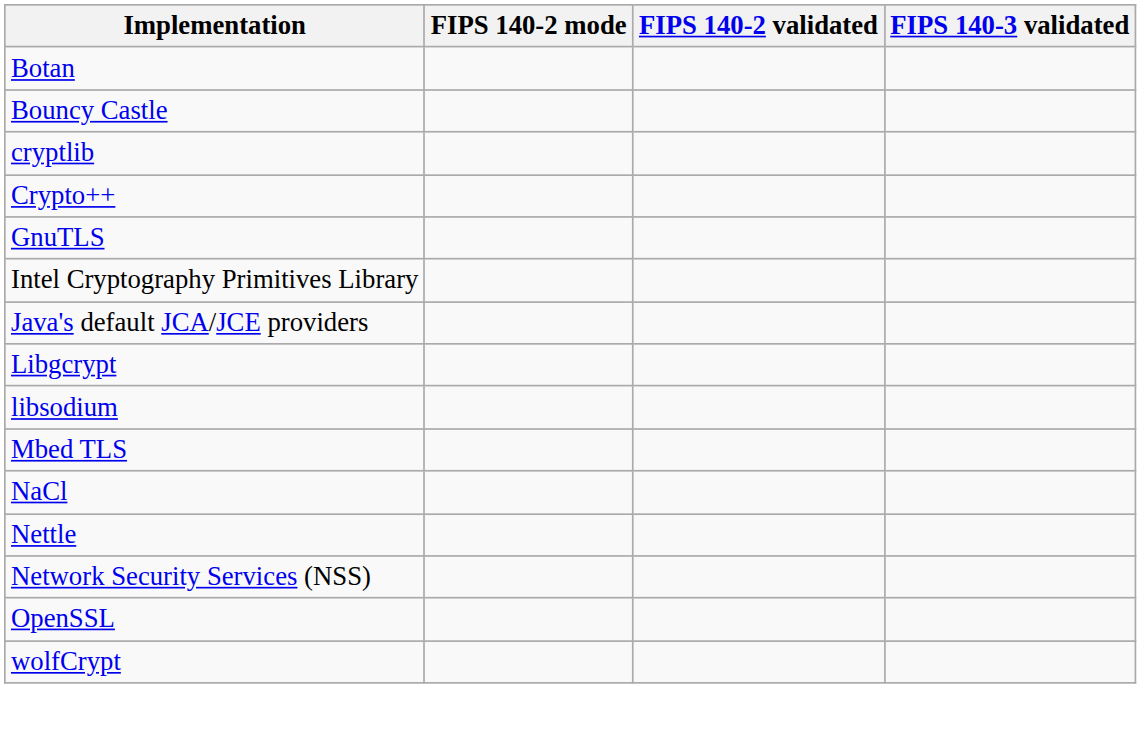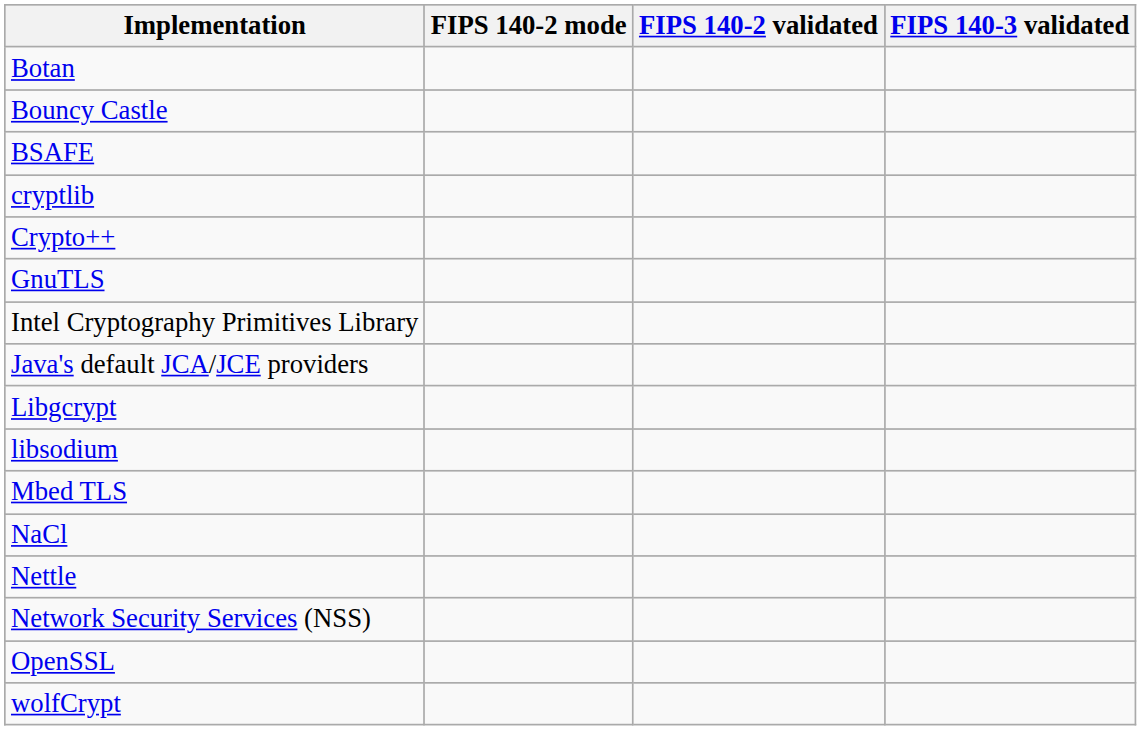+ row: (53, 152)
